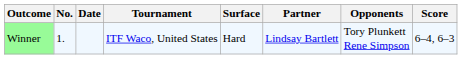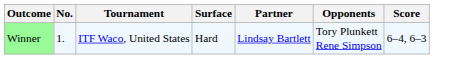- column: (90, 13)
